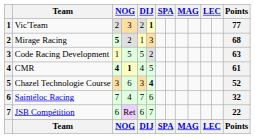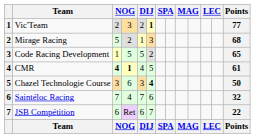(117, 39) bold -> (117, 39) normal
(237, 54) 63 -> (237, 54) 65
(237, 83) 52 -> (237, 83) 50
